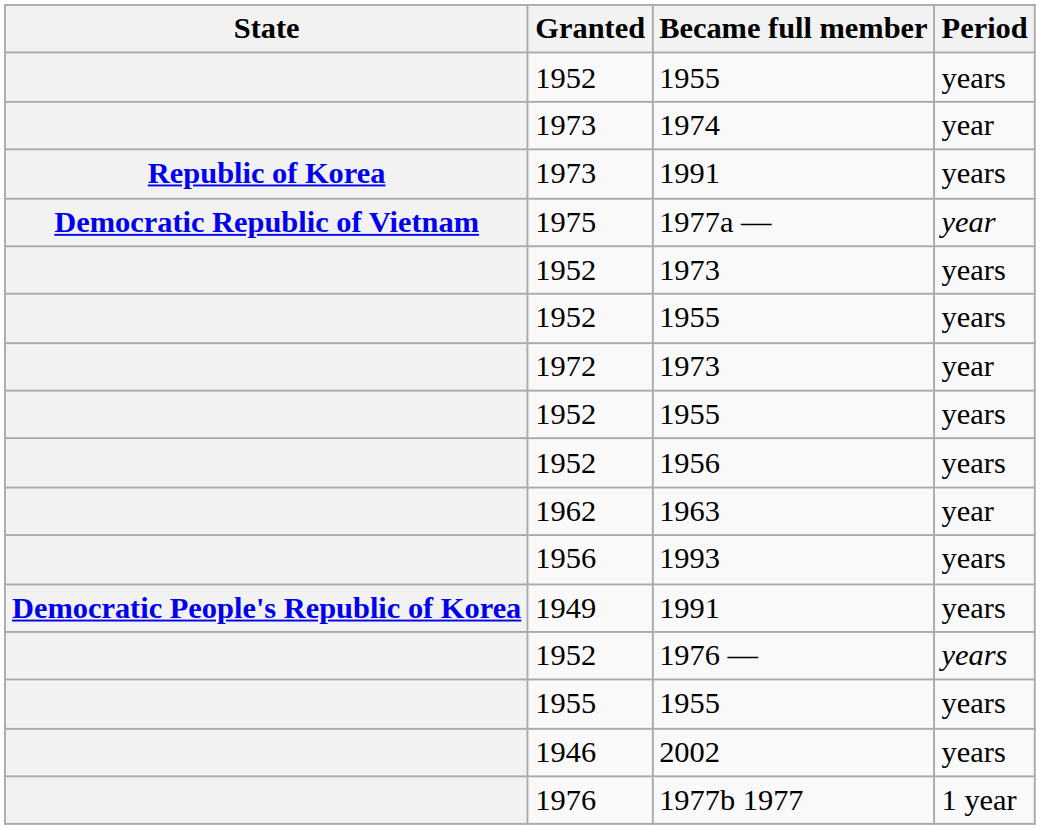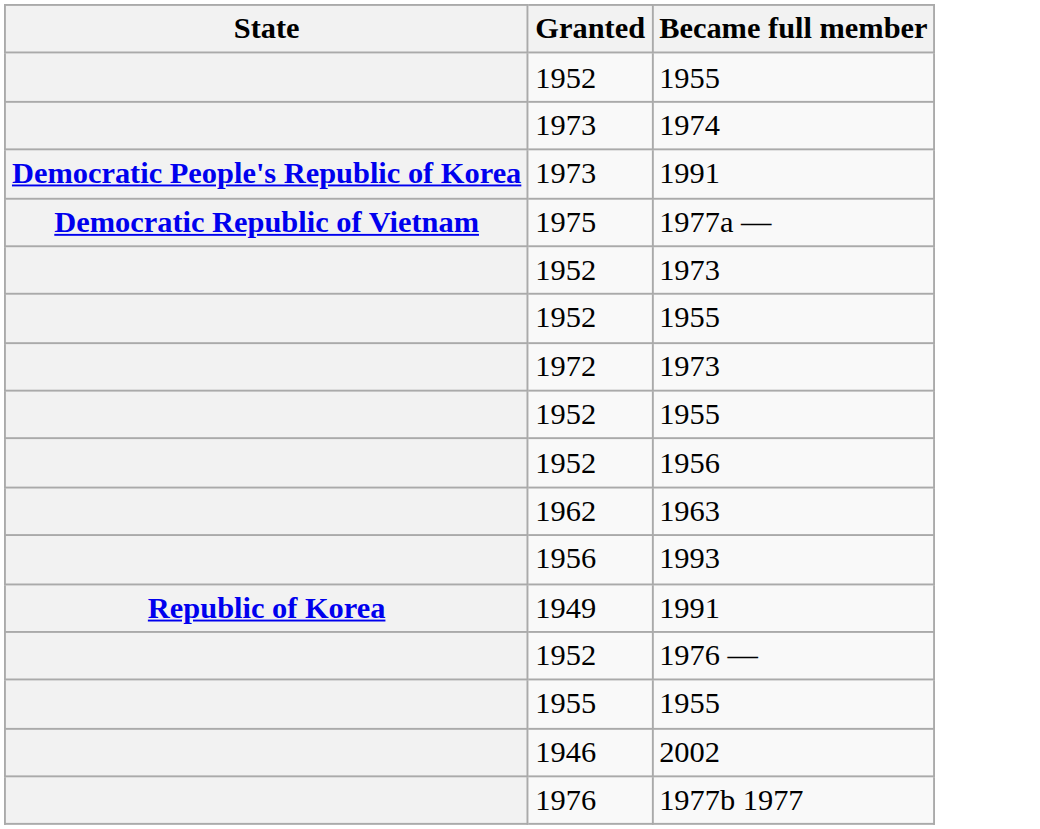- column: (985, 28)
(267, 173) Republic of Korea -> (267, 173) Democratic People's Republic of Korea
(267, 607) Democratic People's Republic of Korea -> (267, 607) Republic of Korea
